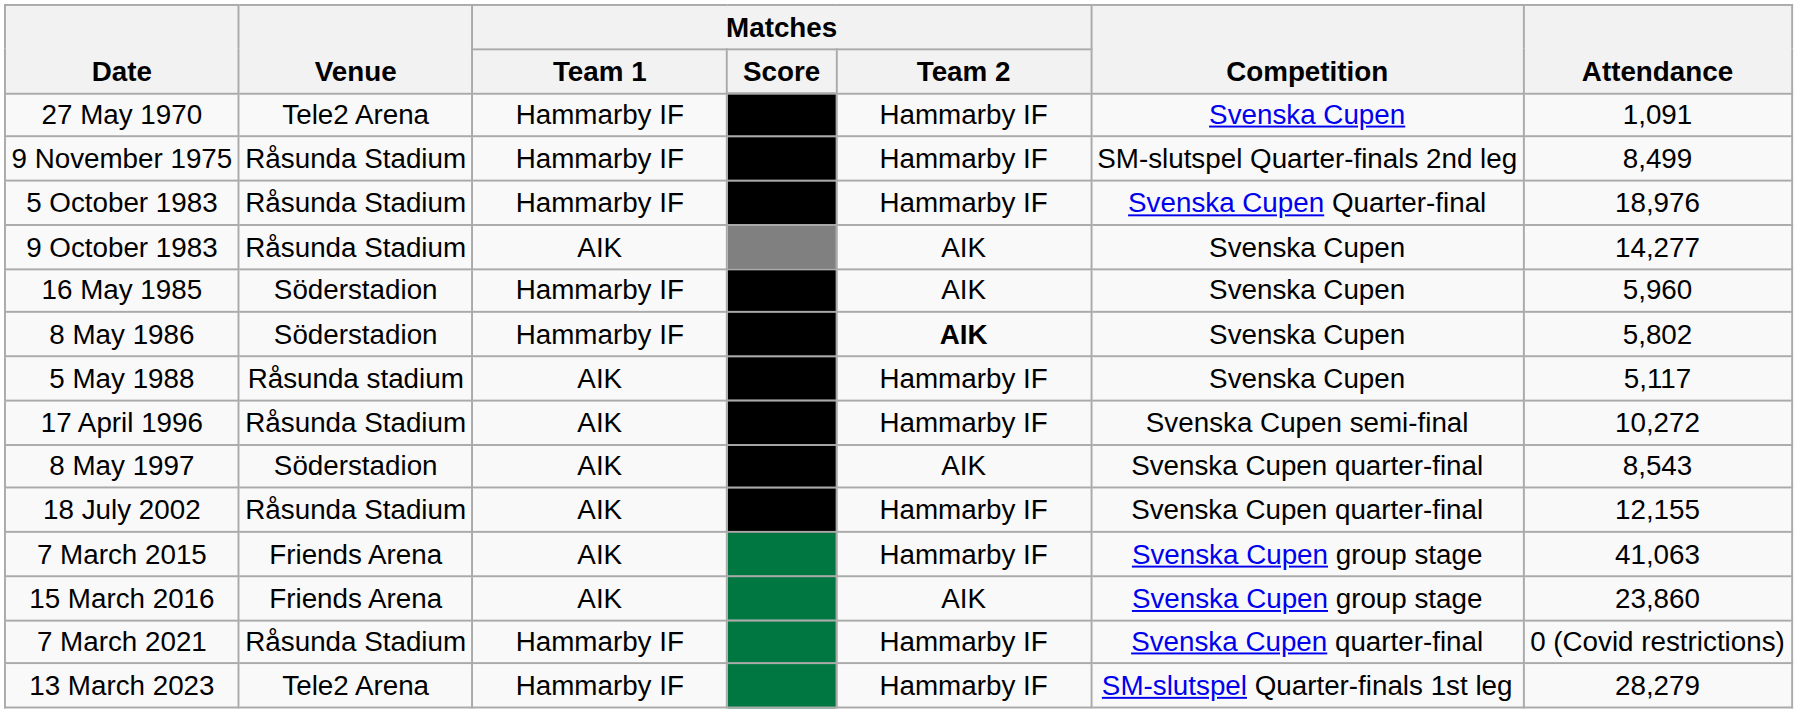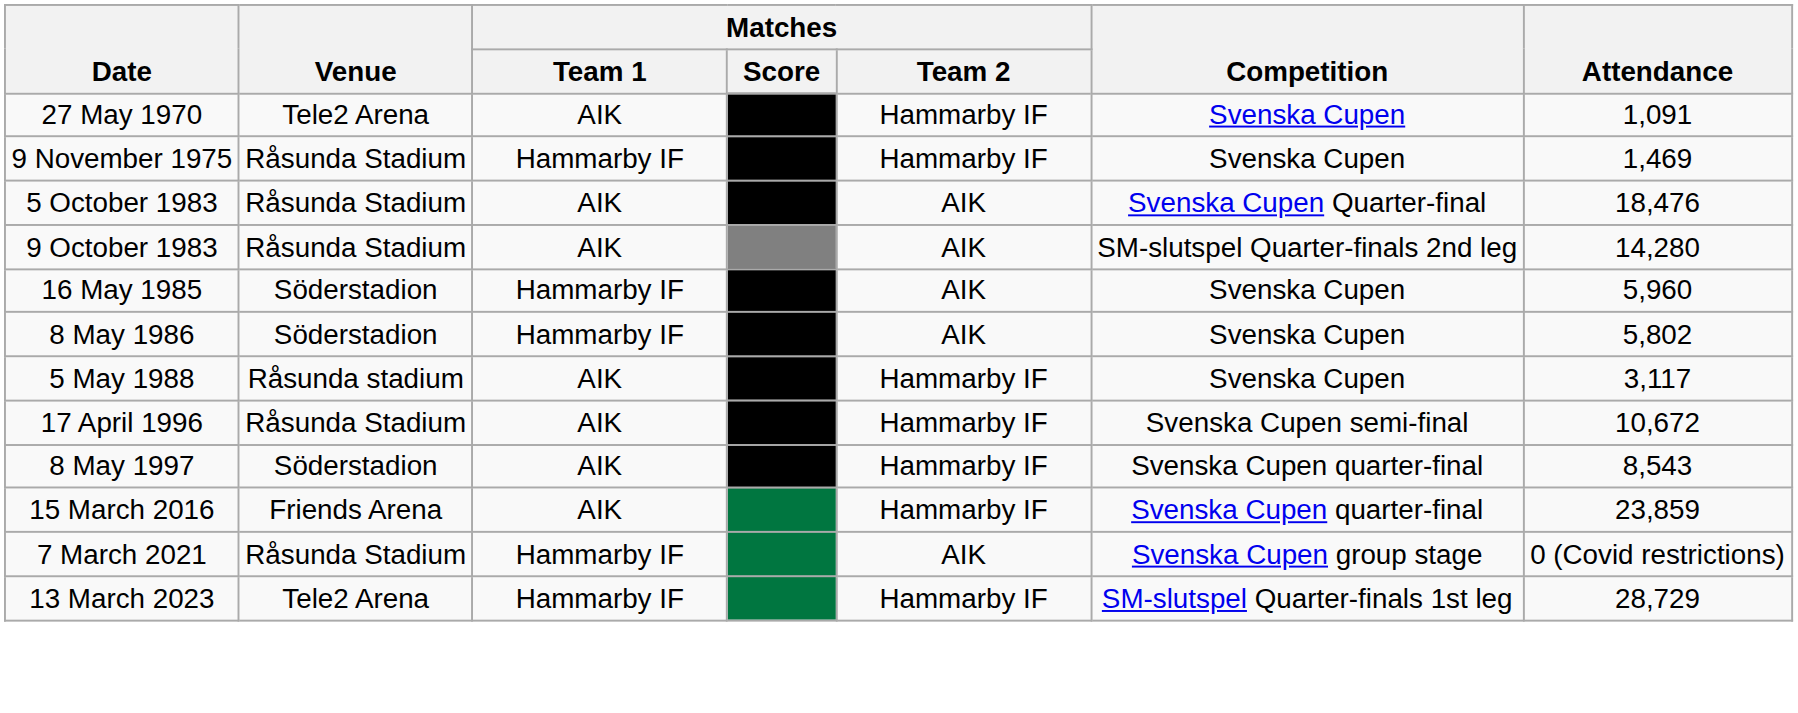(600, 115) Hammarby IF -> (600, 115) AIK
(1307, 159) SM-slutspel Quarter-finals 2nd leg -> (1307, 159) Svenska Cupen
(1657, 159) 8,499 -> (1657, 159) 1,469
(600, 203) Hammarby IF -> (600, 203) AIK
(964, 203) Hammarby IF -> (964, 203) AIK
(1657, 203) 18,976 -> (1657, 203) 18,476
(1307, 247) Svenska Cupen -> (1307, 247) SM-slutspel Quarter-finals 2nd leg
(1657, 247) 14,277 -> (1657, 247) 14,280
(964, 335) bold -> (964, 335) normal
(1657, 379) 5,117 -> (1657, 379) 3,117
(1657, 422) 10,272 -> (1657, 422) 10,672
(964, 466) AIK -> (964, 466) Hammarby IF
- row: (122, 510)
- row: (122, 554)
(964, 598) AIK -> (964, 510) Hammarby IF
(1307, 598) Svenska Cupen group stage -> (1307, 510) Svenska Cupen quarter-final
(1657, 598) 23,860 -> (1657, 510) 23,859
(964, 642) Hammarby IF -> (964, 554) AIK
(1307, 642) Svenska Cupen quarter-final -> (1307, 554) Svenska Cupen group stage
(1657, 686) 28,279 -> (1657, 598) 28,729
